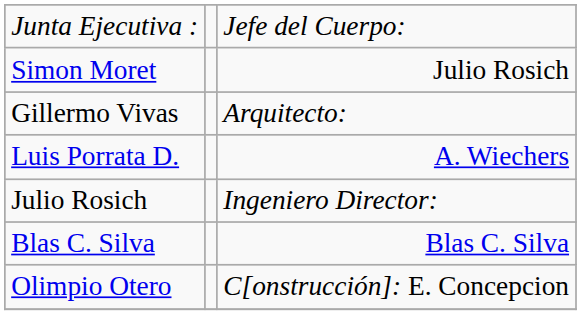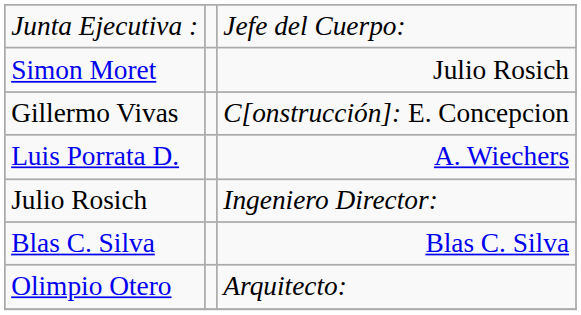(285, 112) Arquitecto: -> (396, 112) C[onstrucción]: E. Concepcion
(396, 286) C[onstrucción]: E. Concepcion -> (285, 286) Arquitecto:
